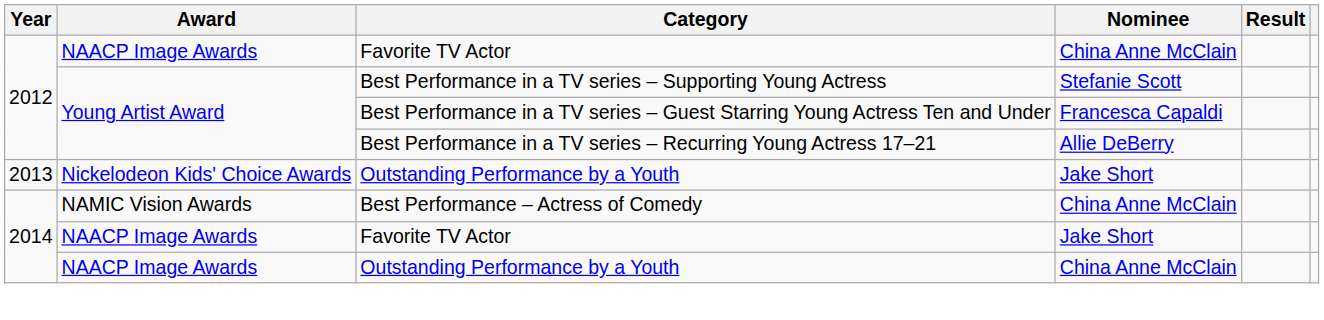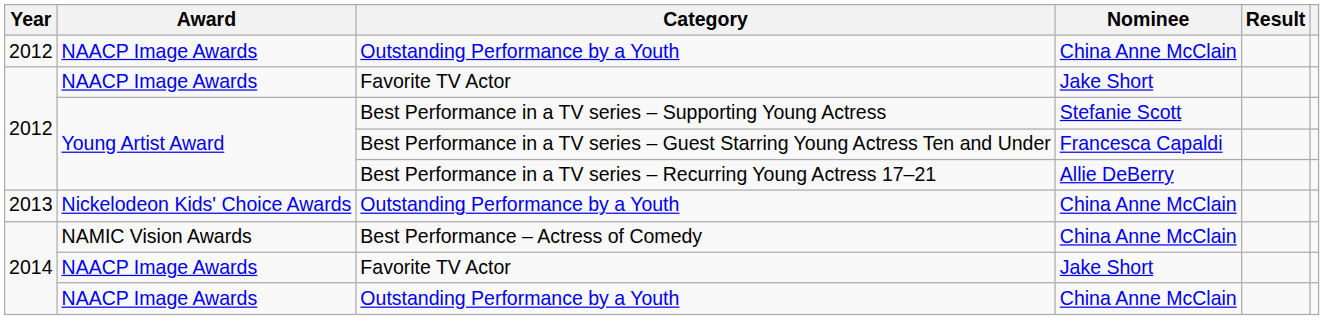+ row: (31, 50)
(1148, 50) China Anne McClain -> (1106, 81) Jake Short
(1106, 174) Jake Short -> (1148, 205) China Anne McClain
